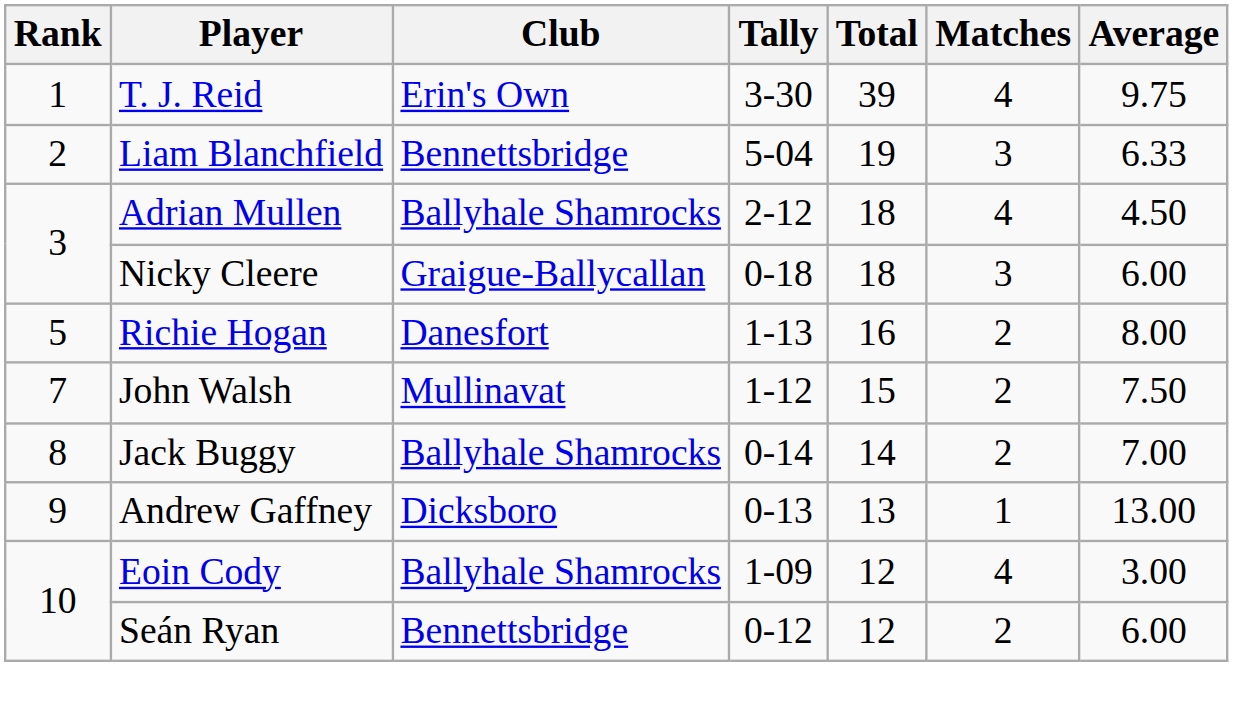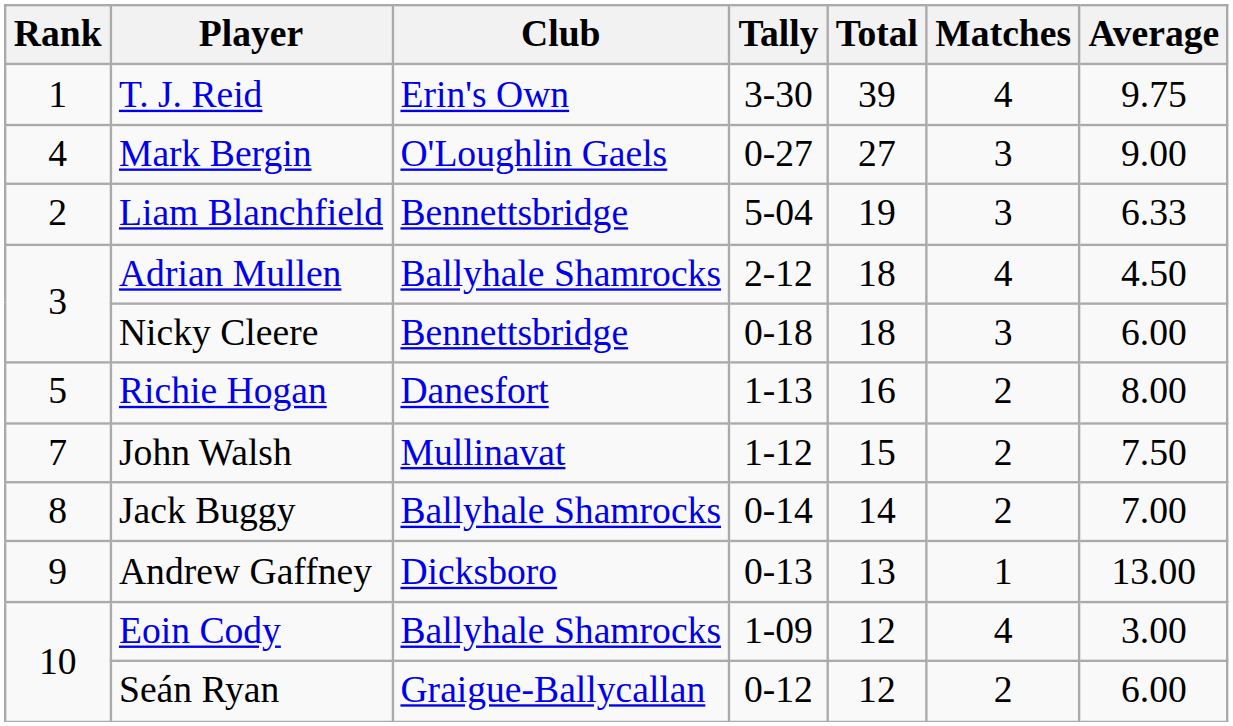+ row: (215, 153)
(553, 272) Graigue-Ballycallan -> (514, 332) Bennettsbridge
(514, 630) Bennettsbridge -> (553, 690) Graigue-Ballycallan
